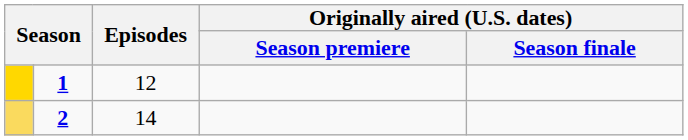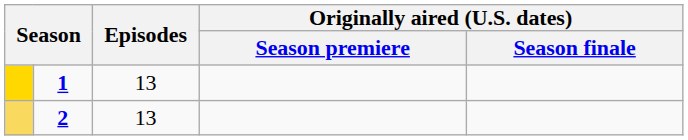(146, 82) 12 -> (146, 82) 13
(146, 117) 14 -> (146, 117) 13
